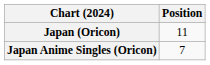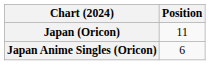(182, 50) 7 -> (182, 50) 6
